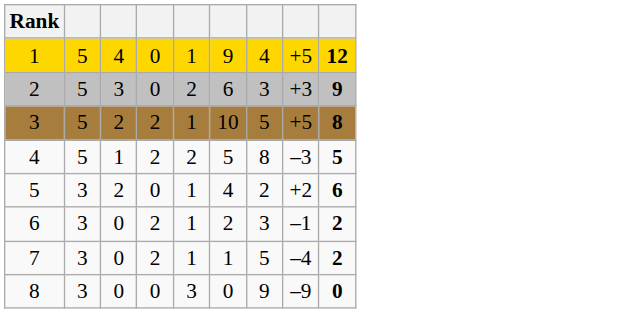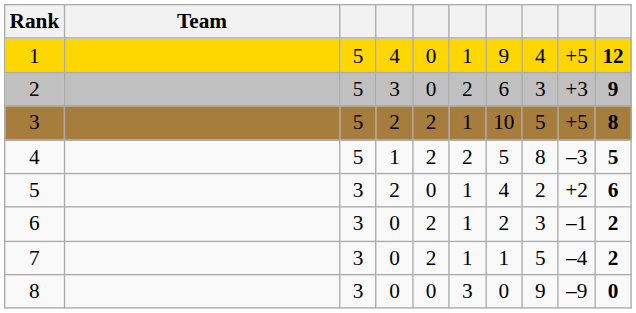+ column: (202, 21)
